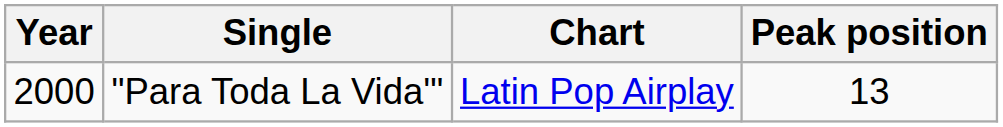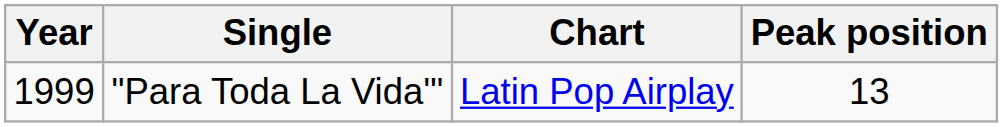(54, 91) 2000 -> (54, 91) 1999
